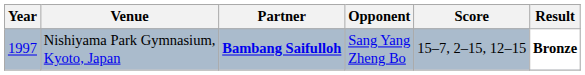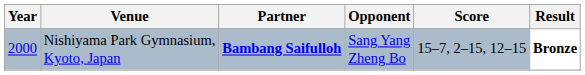(22, 49) 1997 -> (22, 49) 2000
